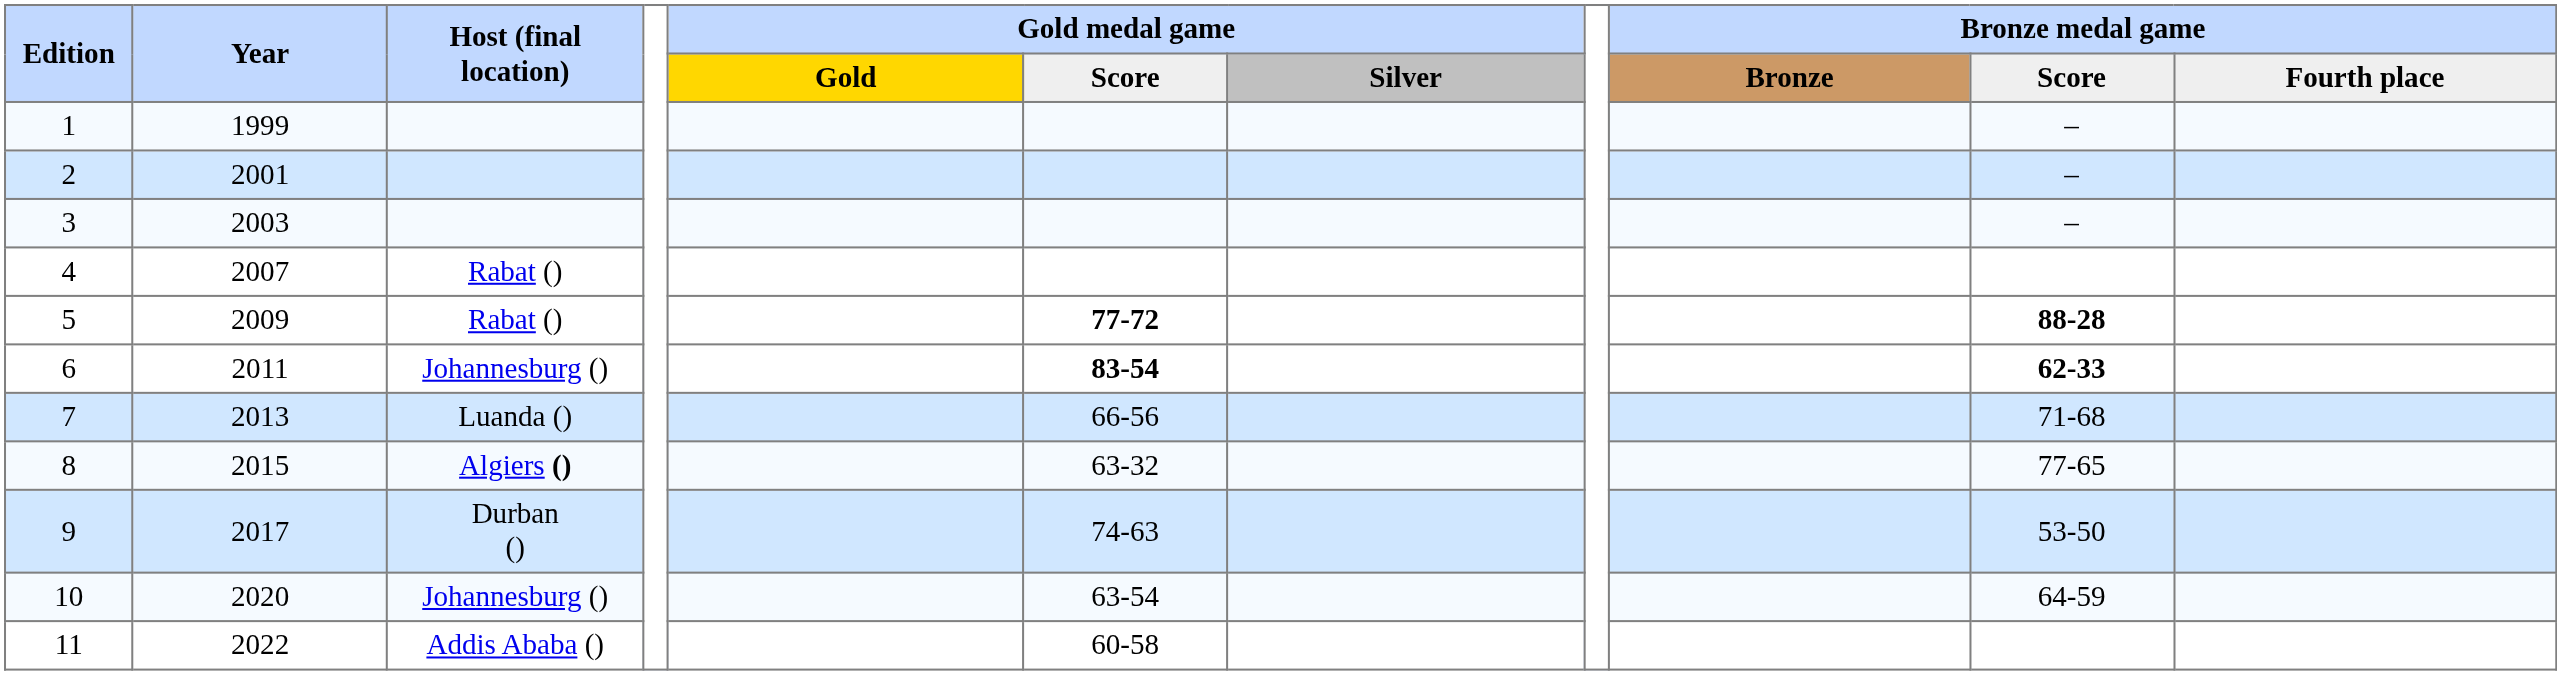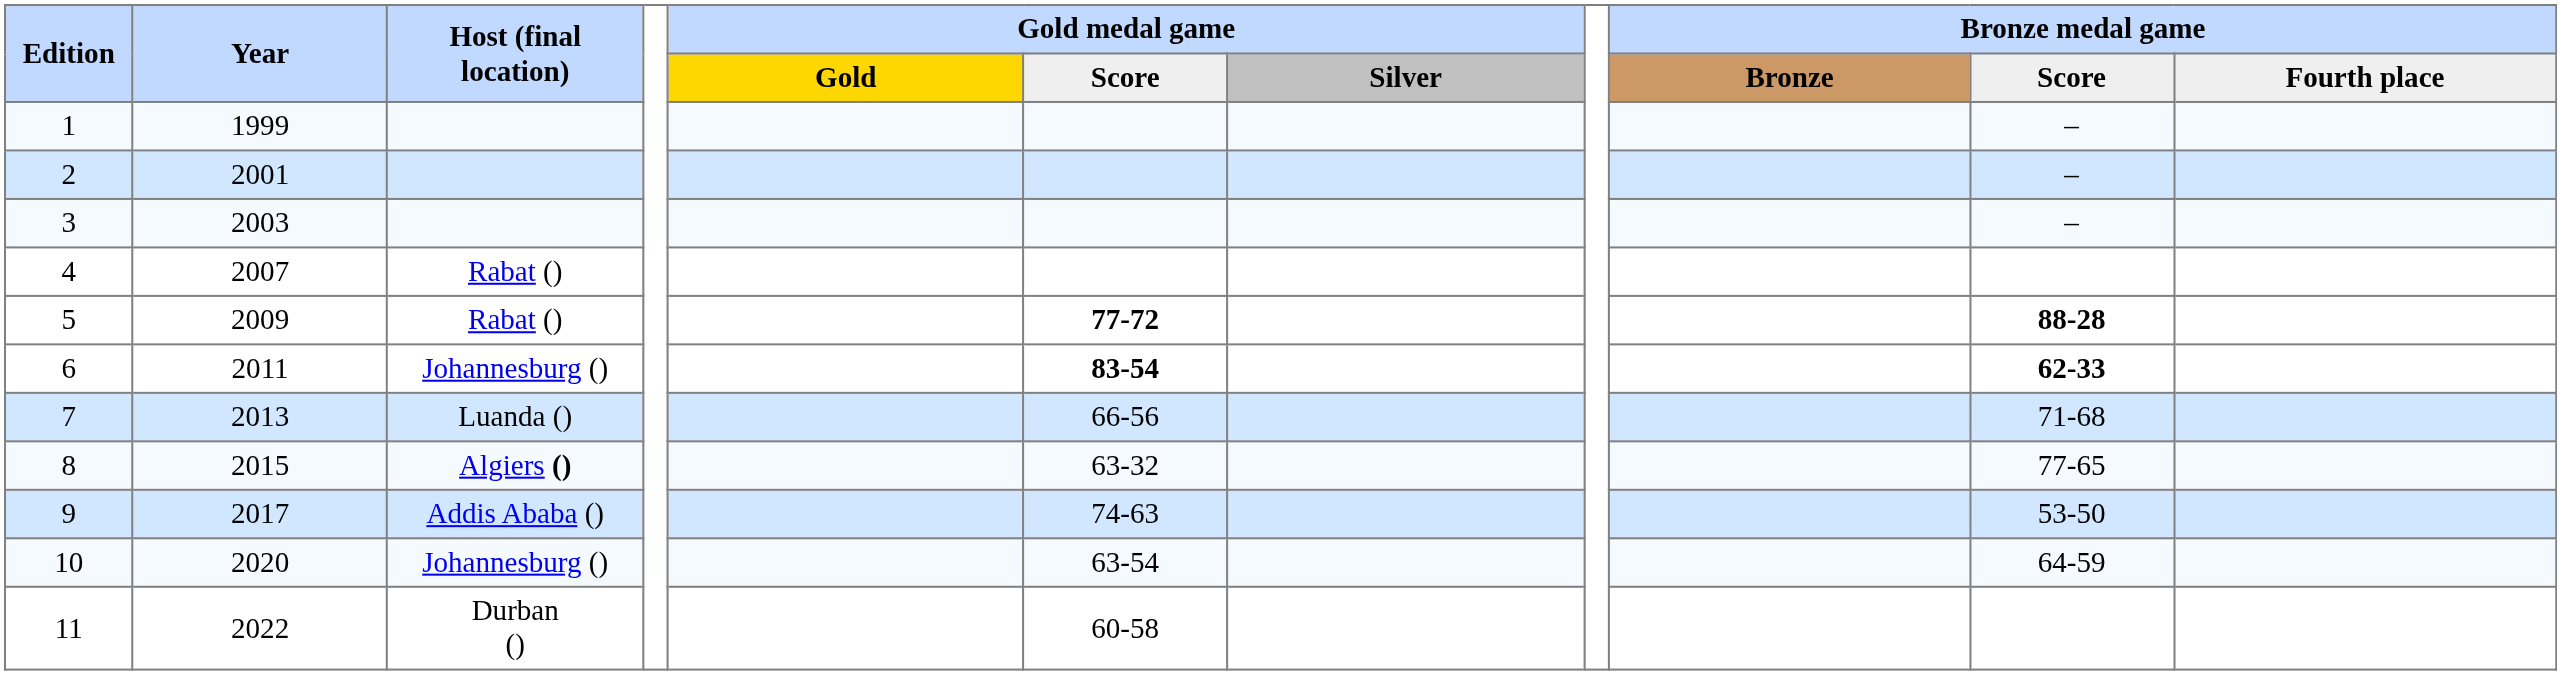(515, 530) Durban () -> (515, 513) Addis Ababa ()
(515, 644) Addis Ababa () -> (515, 627) Durban ()
